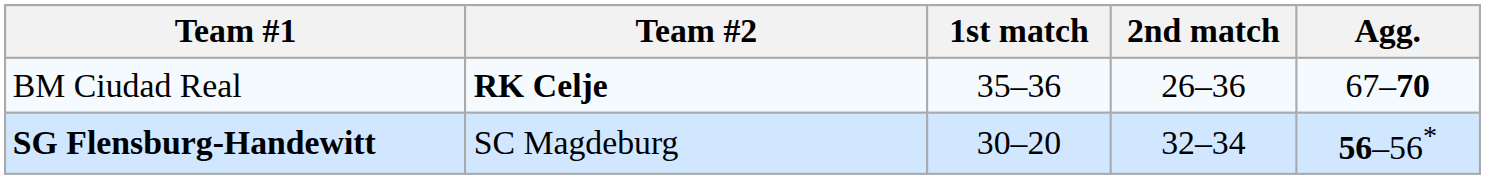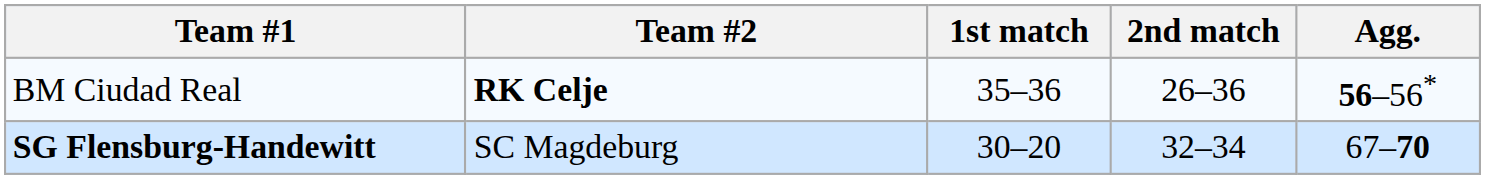(1388, 84) 67–70 -> (1388, 89) 56–56*
(1388, 142) 56–56* -> (1388, 147) 67–70
